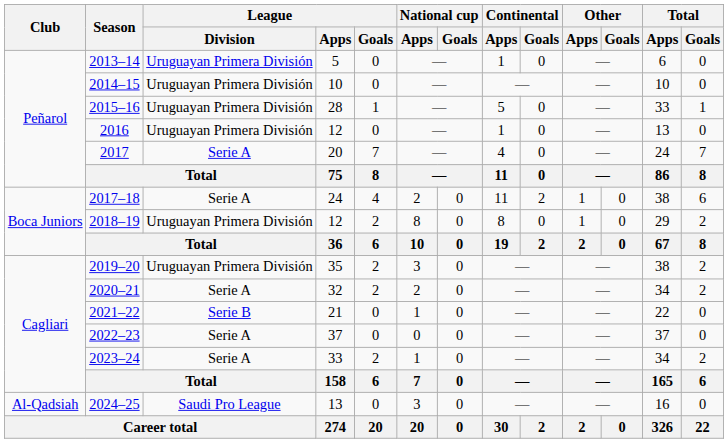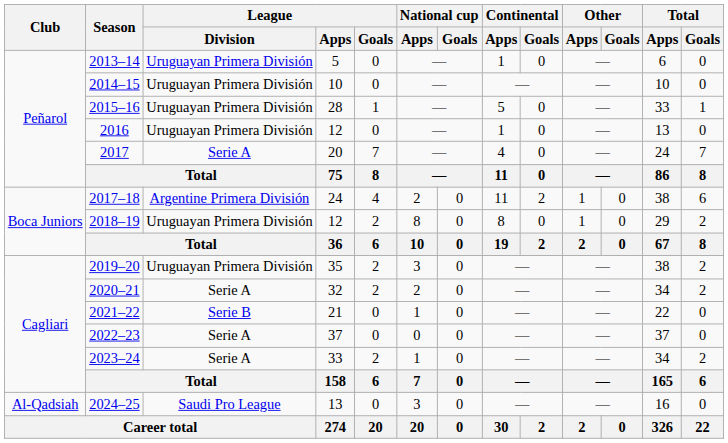(229, 198) Serie A -> (229, 198) Argentine Primera División
